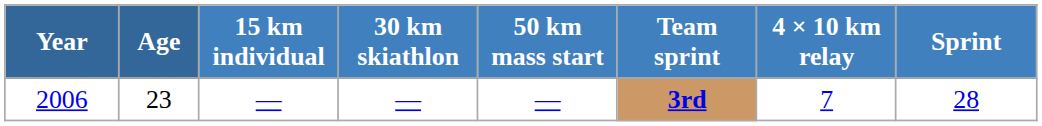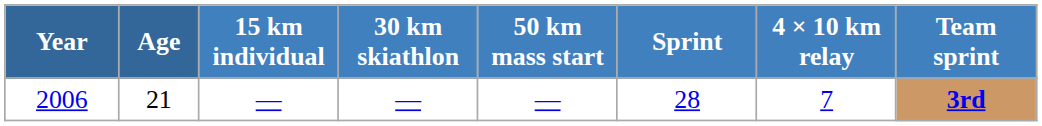columns swapped: (966, 41) <-> (687, 41)
(159, 99) 23 -> (159, 99) 21
